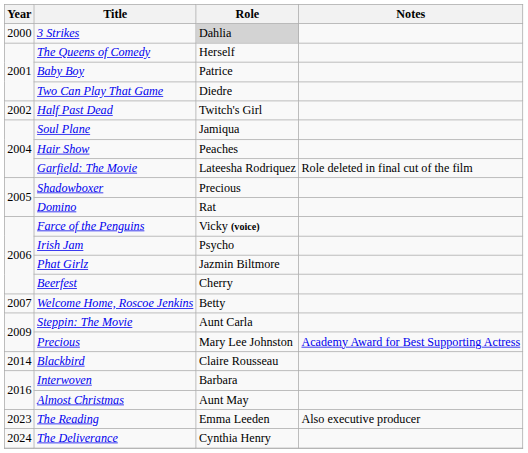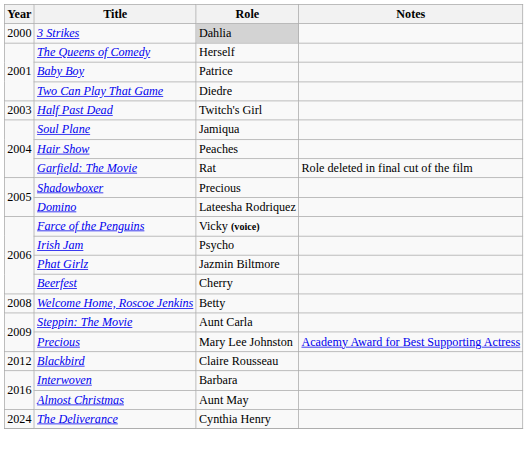(19, 110) 2002 -> (19, 110) 2003
(247, 168) Lateesha Rodriquez -> (207, 168) Rat
(207, 206) Rat -> (247, 206) Lateesha Rodriquez
(19, 303) 2007 -> (19, 303) 2008
(19, 361) 2014 -> (19, 361) 2012
- row: (68, 419)
